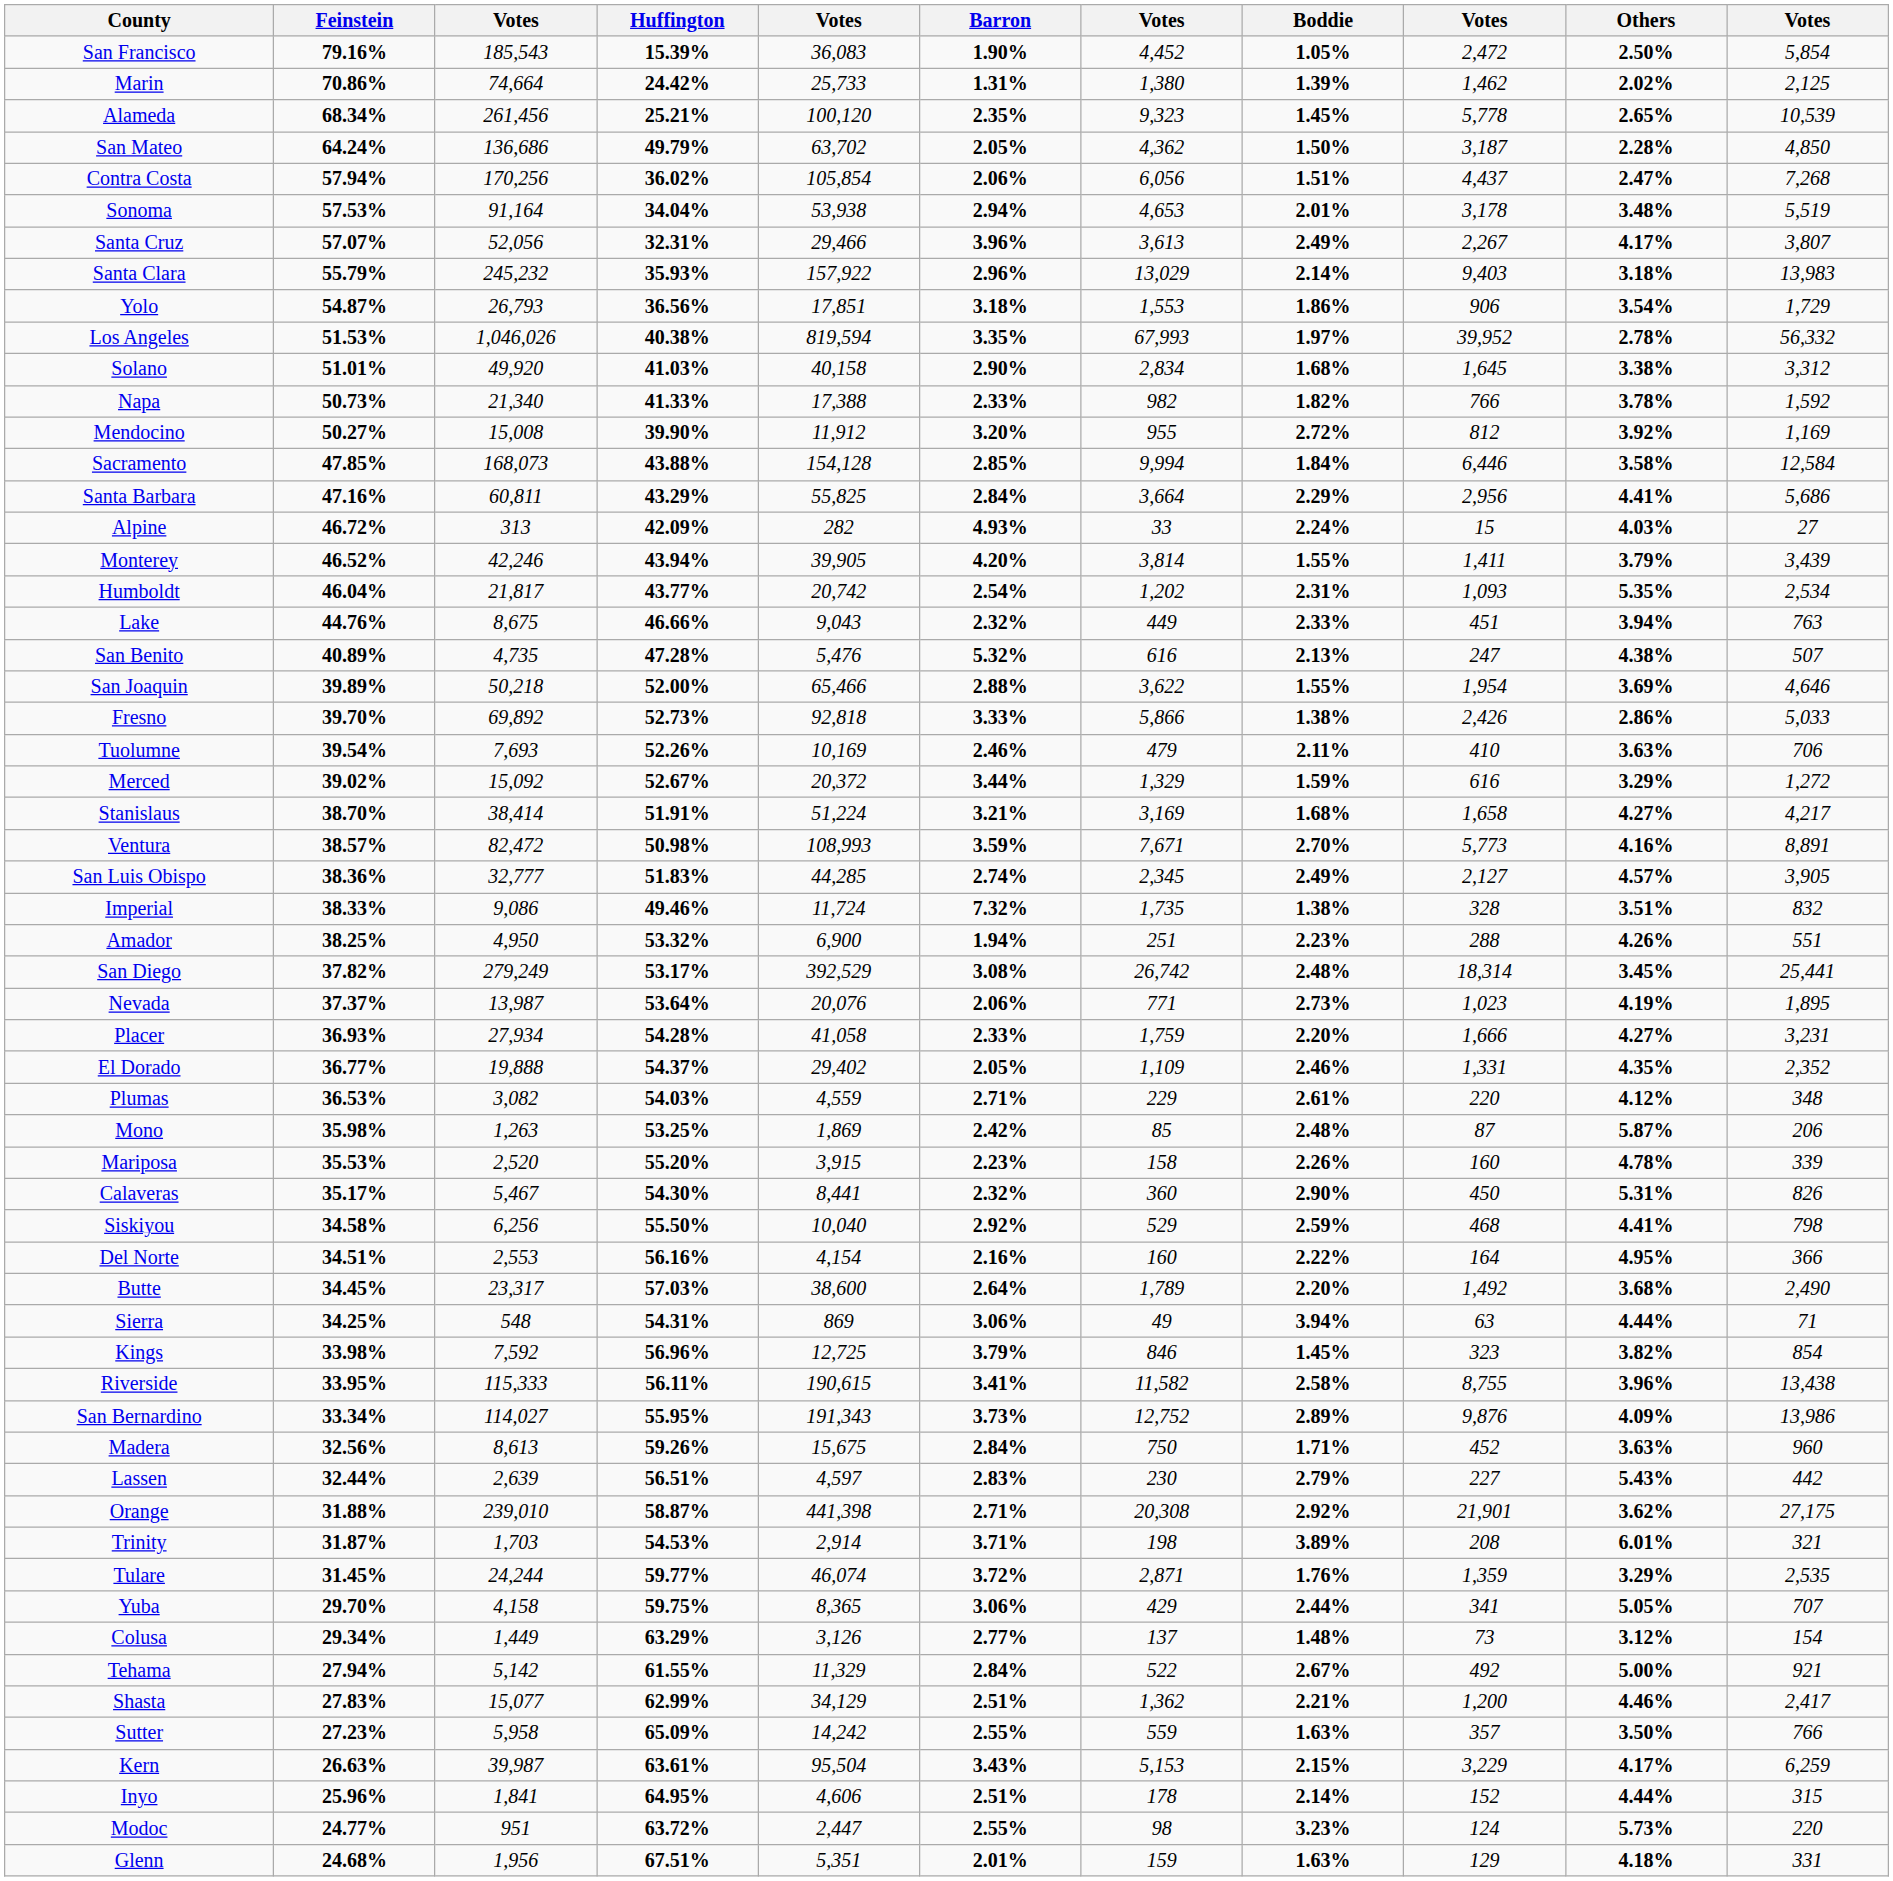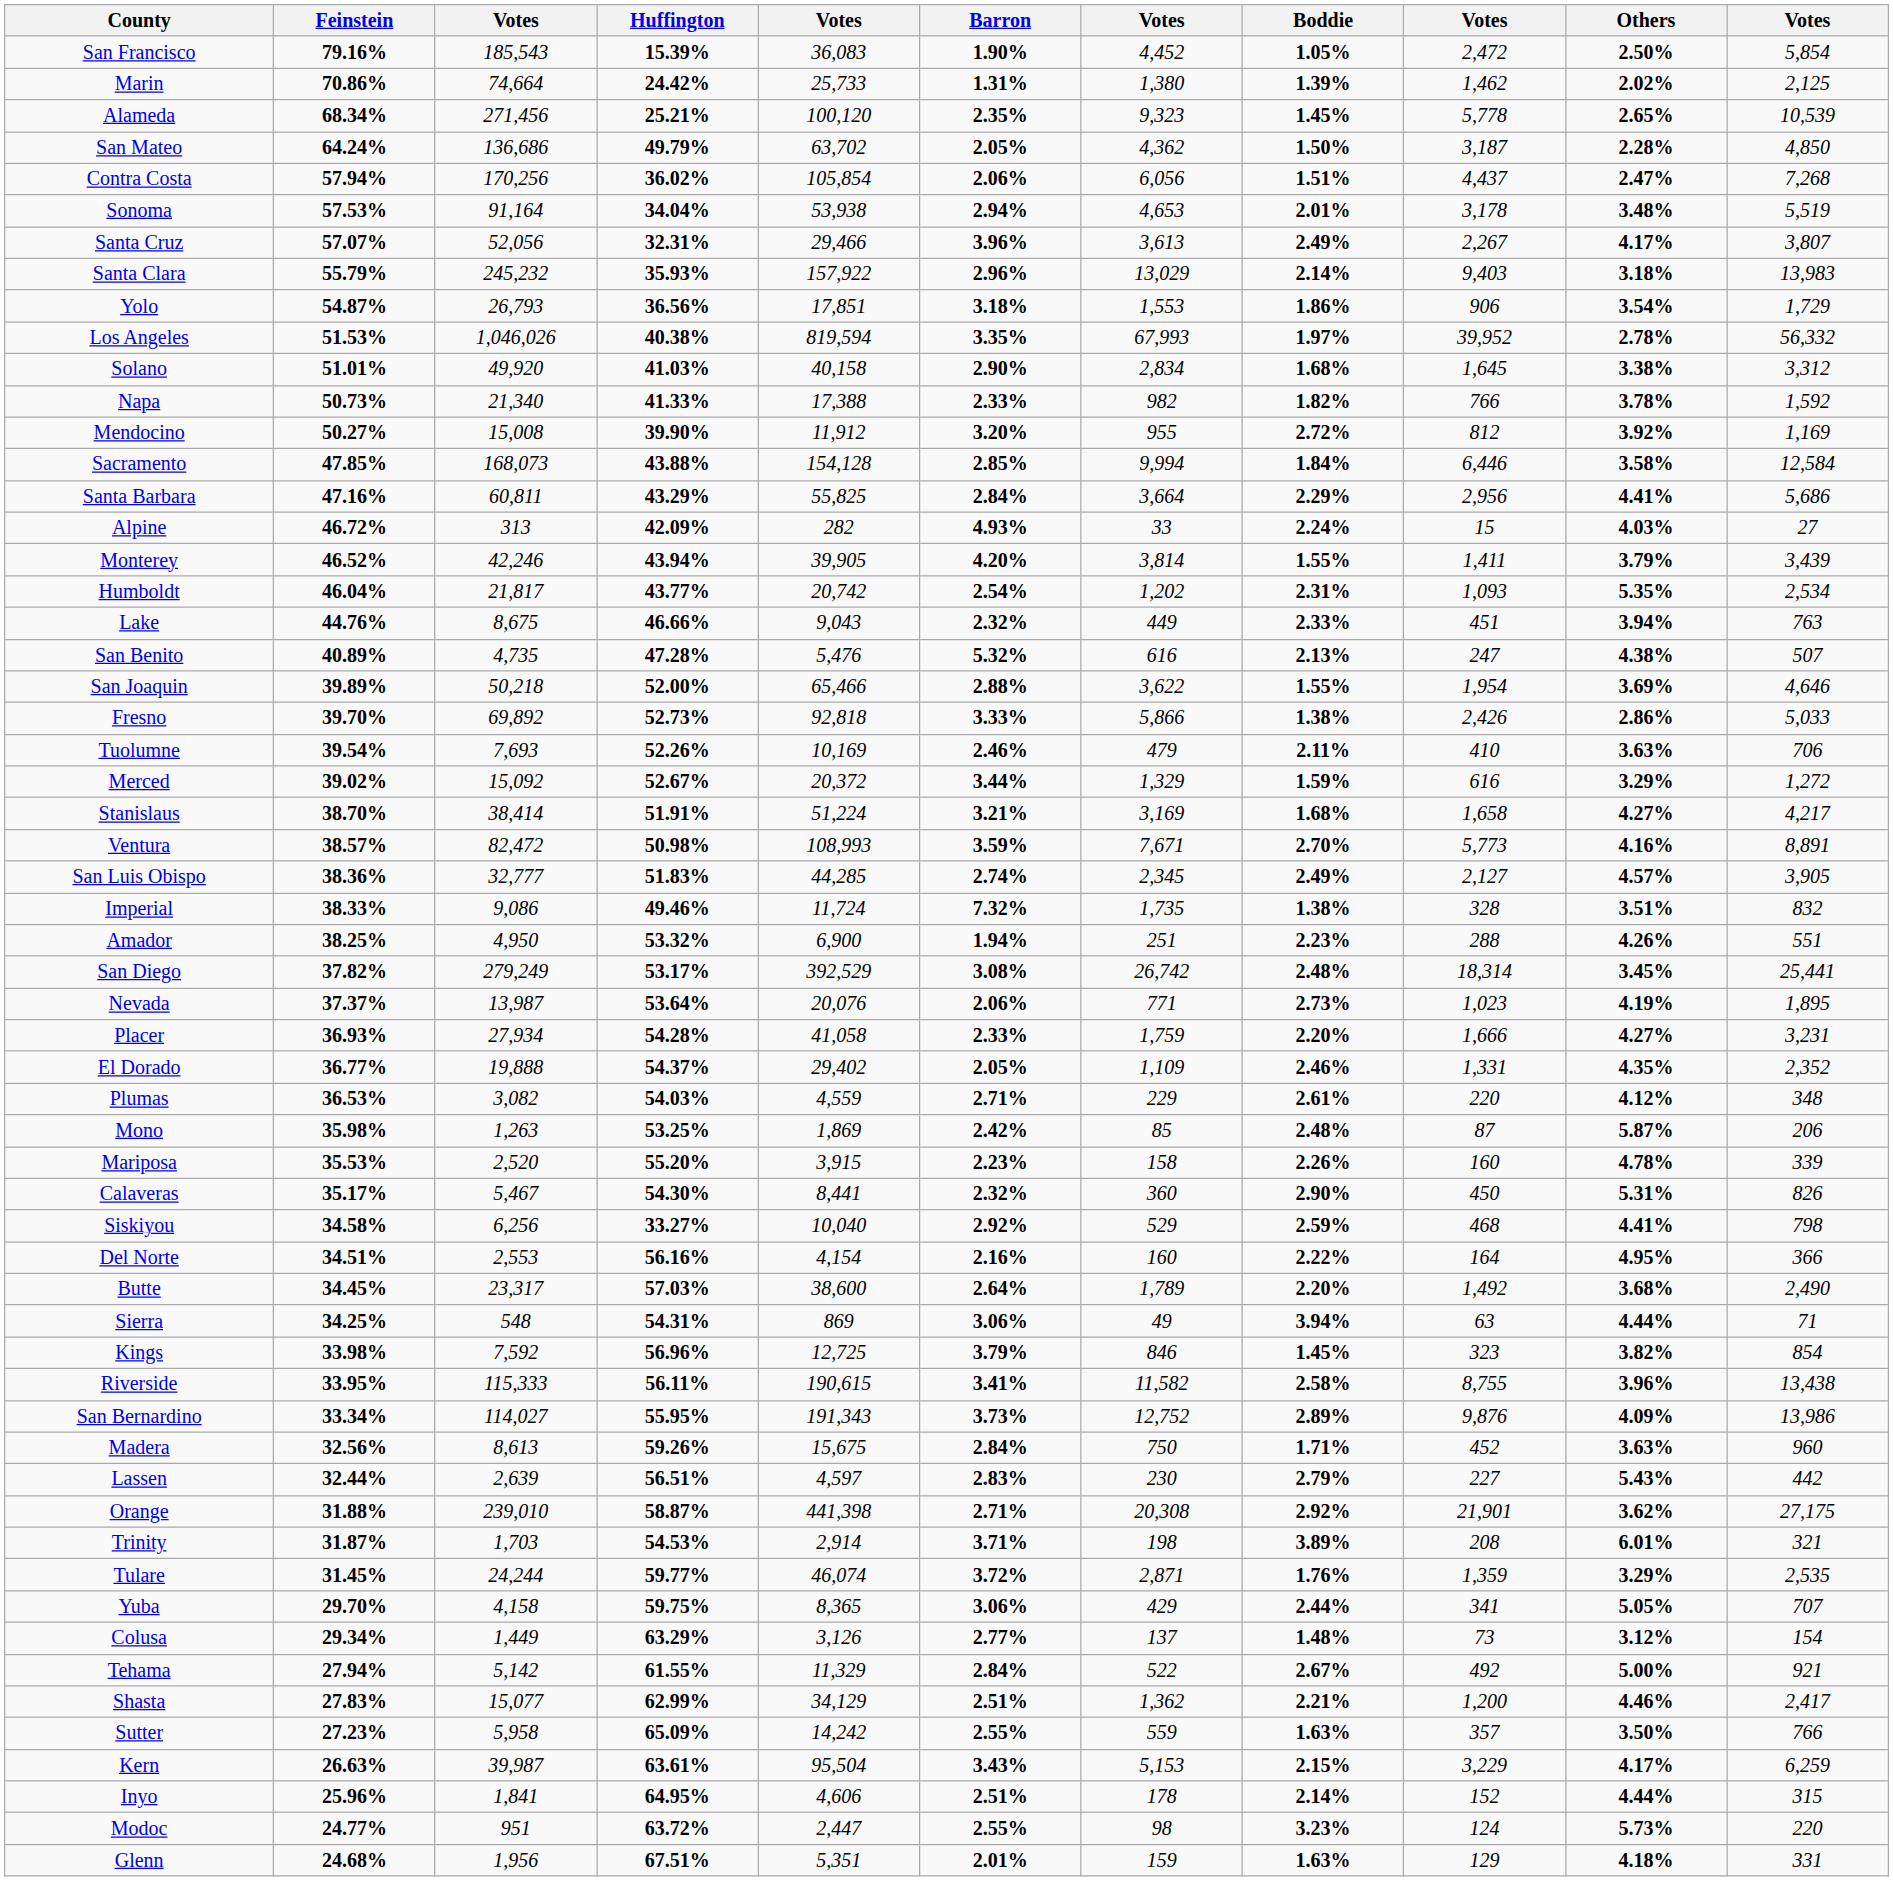(516, 115) 261,456 -> (516, 115) 271,456
(677, 1225) 55.50% -> (677, 1225) 33.27%
